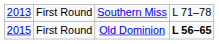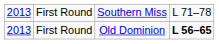(19, 30) 2015 -> (19, 30) 2013
